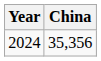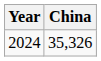(70, 42) 35,356 -> (70, 42) 35,326
